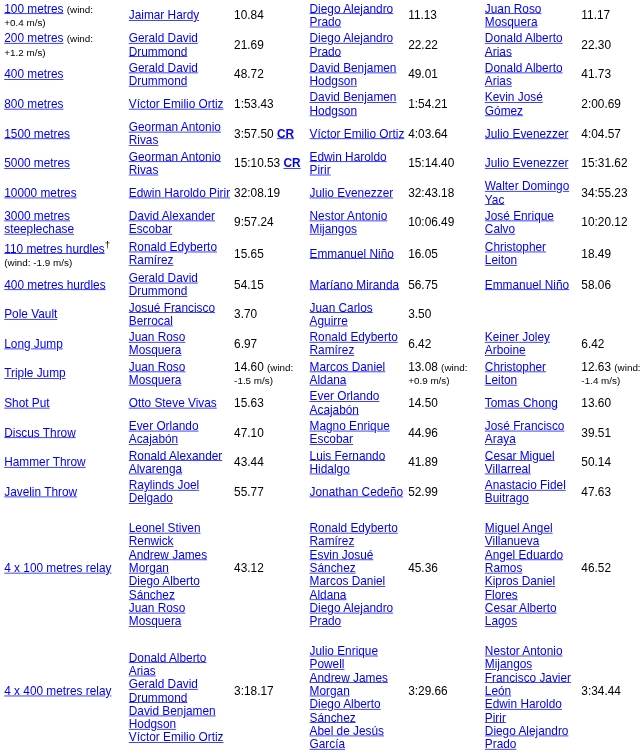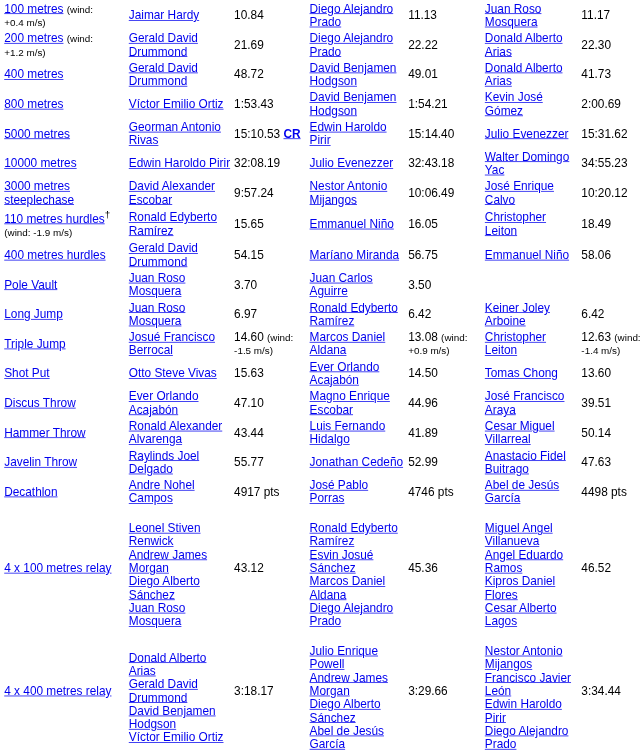- row: (37, 134)
(172, 314) Josué Francisco Berrocal -> (157, 285) Juan Roso Mosquera
(157, 374) Juan Roso Mosquera -> (172, 344) Josué Francisco Berrocal
+ row: (31, 492)
